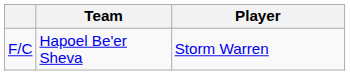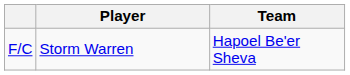columns swapped: (258, 16) <-> (104, 16)
